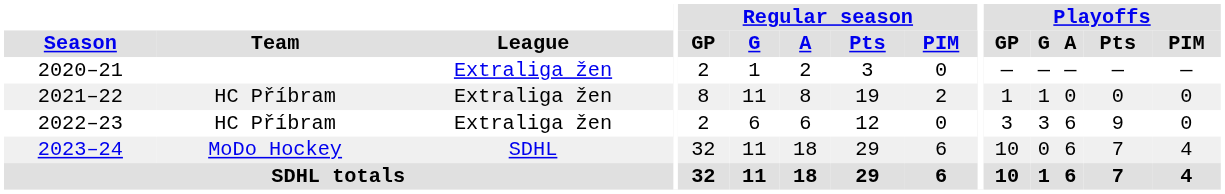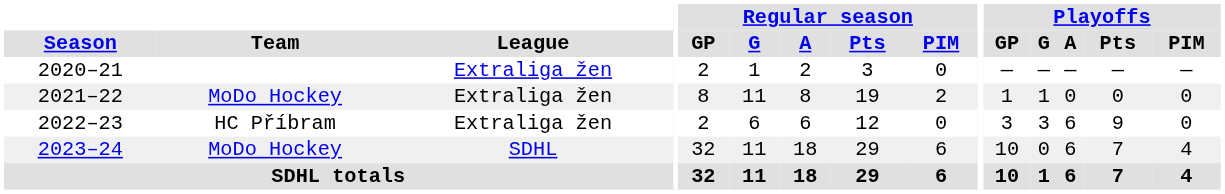(275, 97) HC Příbram -> (275, 97) MoDo Hockey
